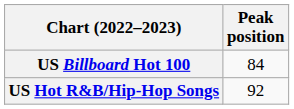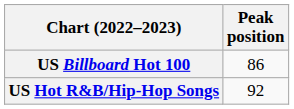(256, 63) 84 -> (256, 63) 86
